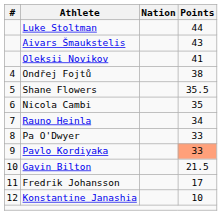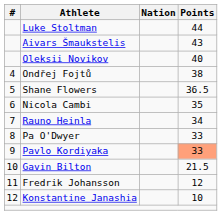(197, 58) 41 -> (197, 58) 40
(197, 89) 35.5 -> (197, 89) 36.5
(197, 182) 17 -> (197, 182) 12
